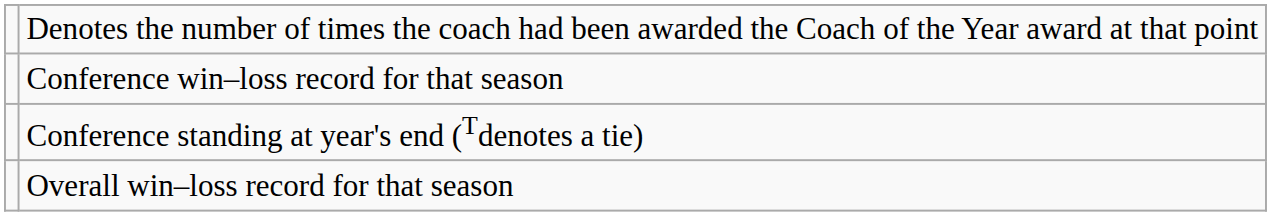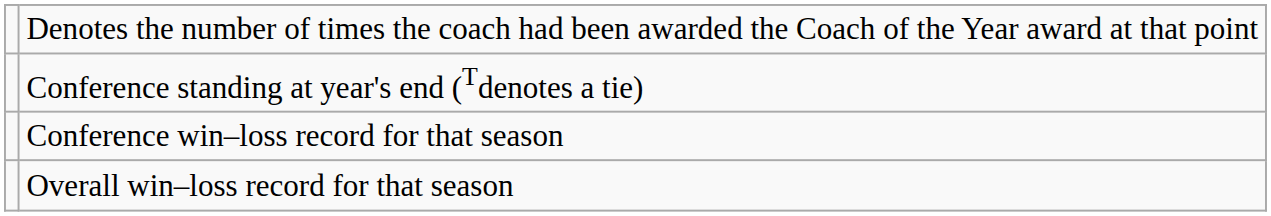rows swapped: (295, 78) <-> (335, 131)
